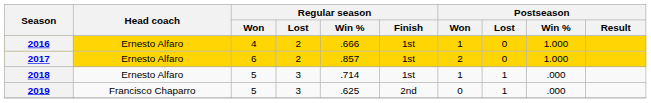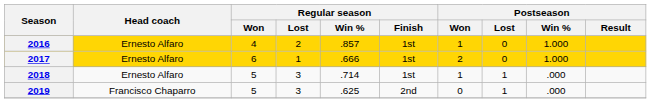(350, 44) .666 -> (350, 44) .857
(298, 59) 2 -> (298, 59) 1
(350, 59) .857 -> (350, 59) .666
